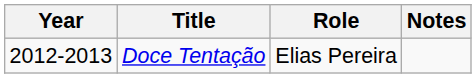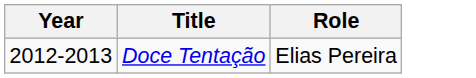- column: (437, 21)
